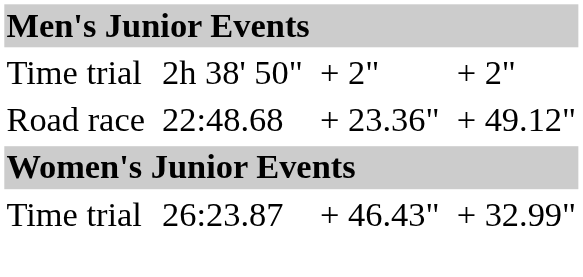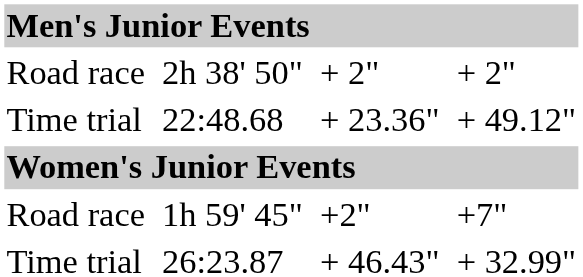(74, 72) Time trial -> (76, 72) Road race
(76, 119) Road race -> (74, 119) Time trial
+ row: (232, 214)
